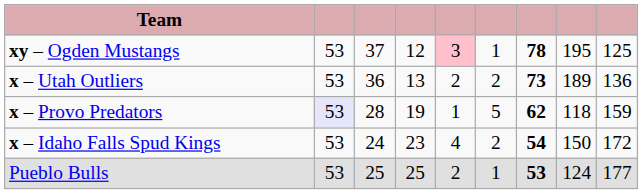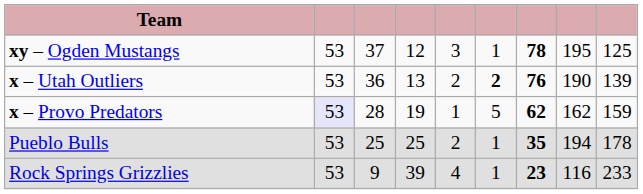(456, 50) pink background -> (456, 50) no background
(496, 81) normal -> (496, 81) bold
(536, 81) 73 -> (536, 81) 76
(577, 81) 189 -> (577, 81) 190
(617, 81) 136 -> (617, 81) 139
(577, 111) 118 -> (577, 111) 162
- row: (115, 142)
(536, 173) 53 -> (536, 142) 35
(577, 173) 124 -> (577, 142) 194
(617, 173) 177 -> (617, 142) 178
+ row: (99, 173)
